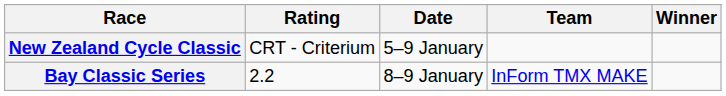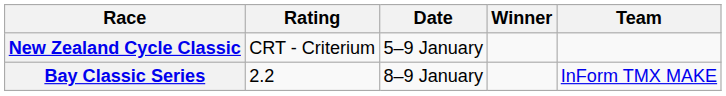columns swapped: (687, 18) <-> (569, 18)
